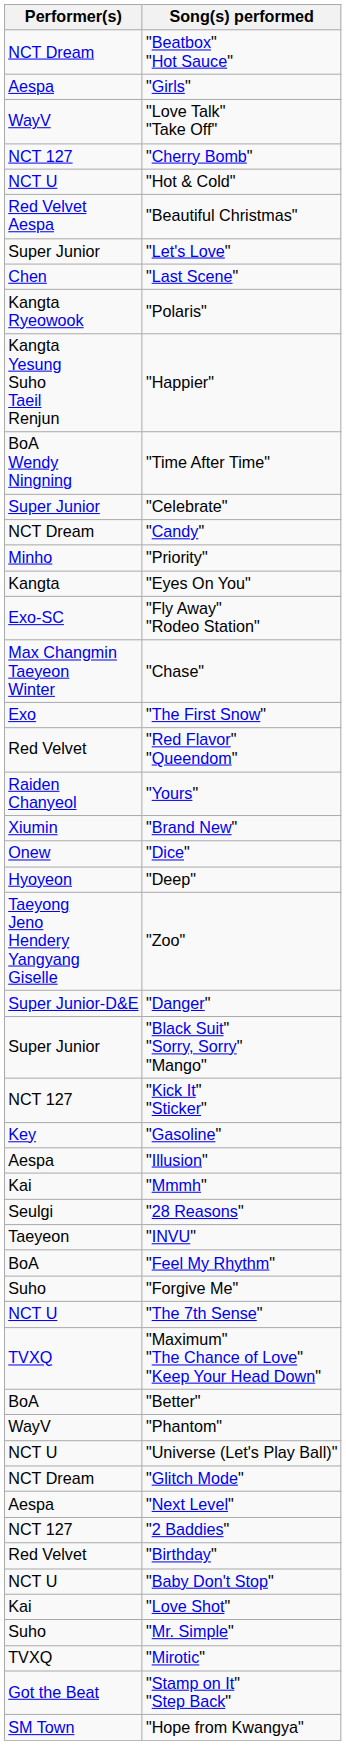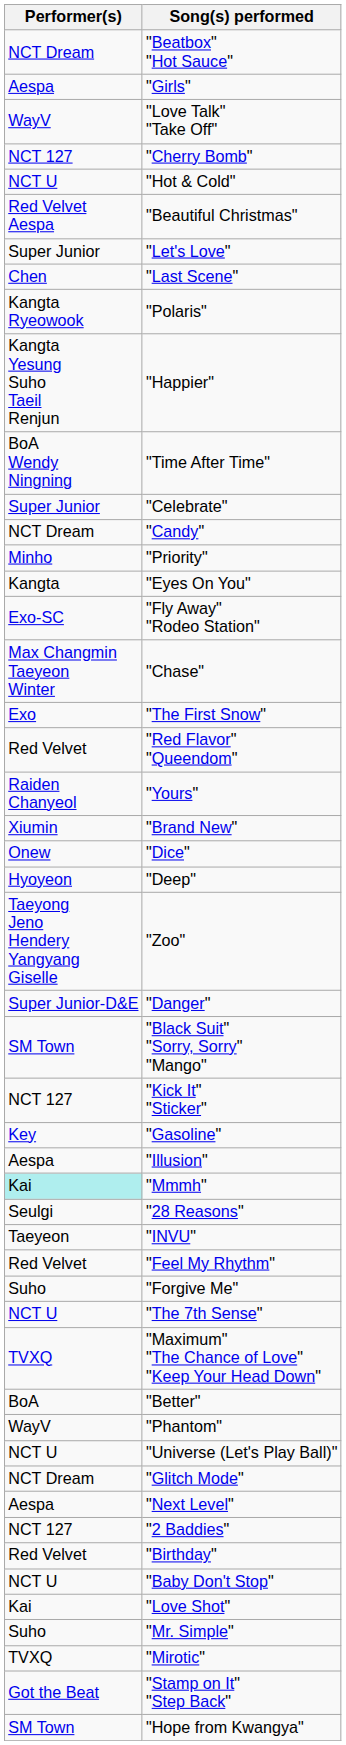(54, 1047) Super Junior -> (41, 1047) SM Town
(20, 1186) no background -> (20, 1186) paleturquoise background
(24, 1263) BoA -> (47, 1263) Red Velvet
